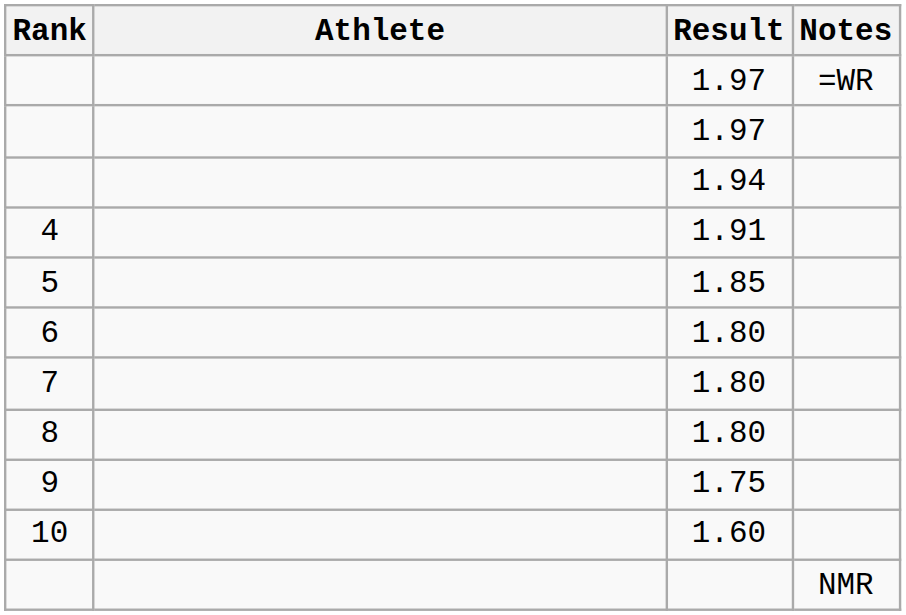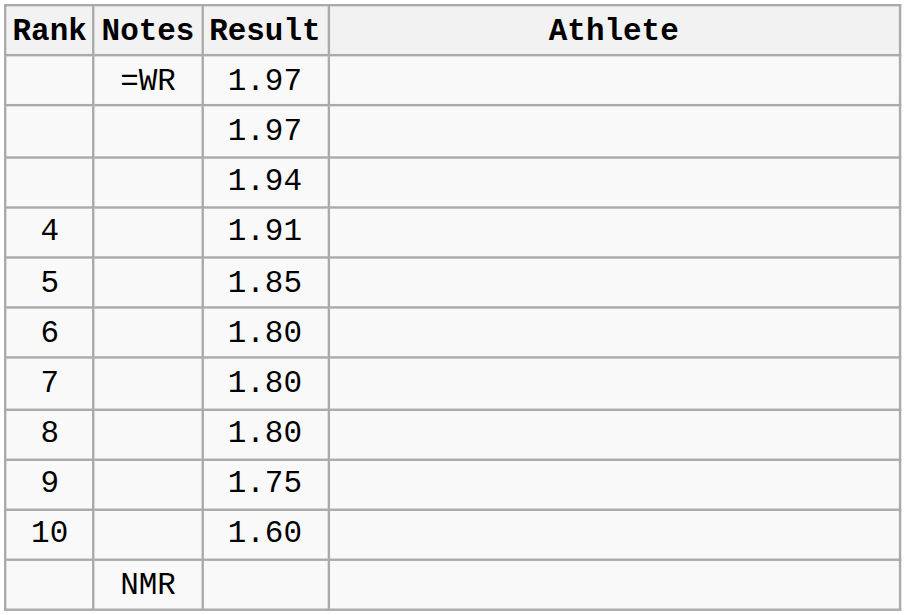columns swapped: (380, 30) <-> (846, 30)
